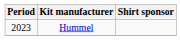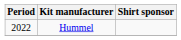(21, 27) 2023 -> (21, 27) 2022
